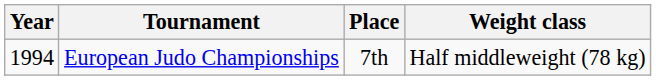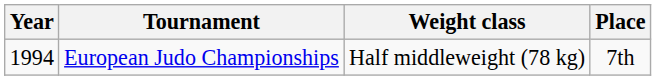columns swapped: (374, 22) <-> (528, 22)
